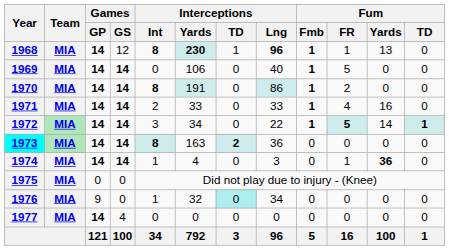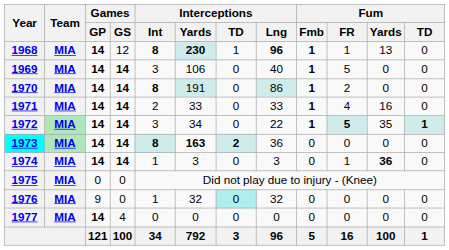(155, 69) 0 -> (155, 69) 3
(386, 124) 14 -> (386, 124) 35
(196, 143) normal -> (196, 143) bold
(196, 161) 4 -> (196, 161) 3
(276, 198) 34 -> (276, 198) 32
